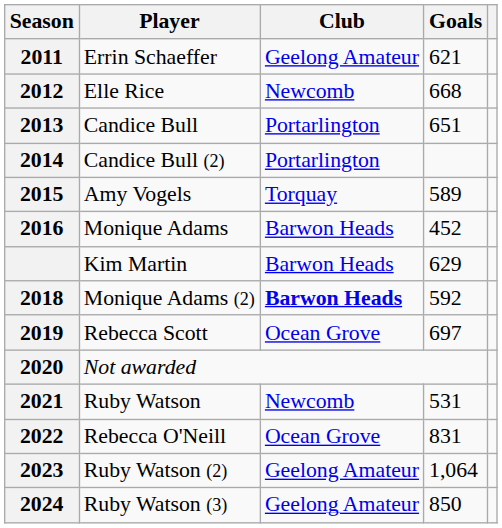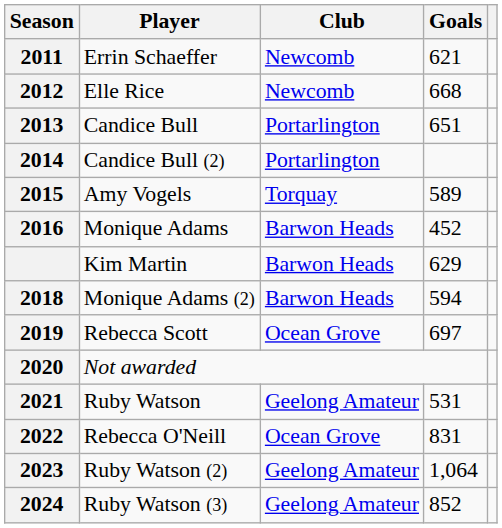(342, 56) Geelong Amateur -> (310, 56) Newcomb
(334, 297) bold -> (329, 297) normal
(445, 297) 592 -> (445, 297) 594
(310, 401) Newcomb -> (342, 401) Geelong Amateur
(445, 504) 850 -> (445, 504) 852
